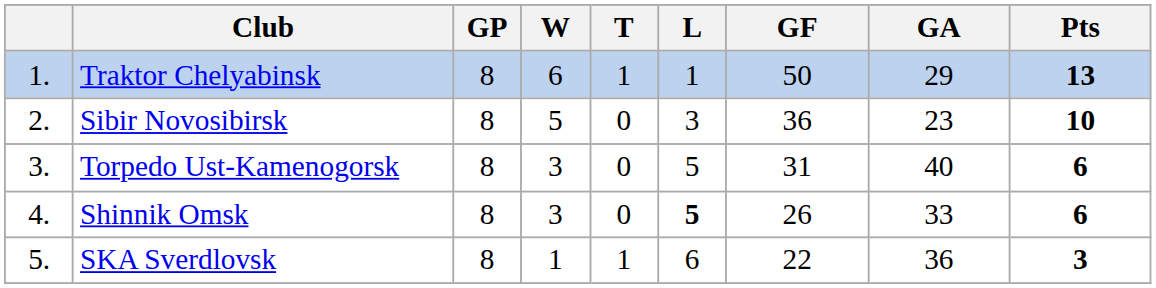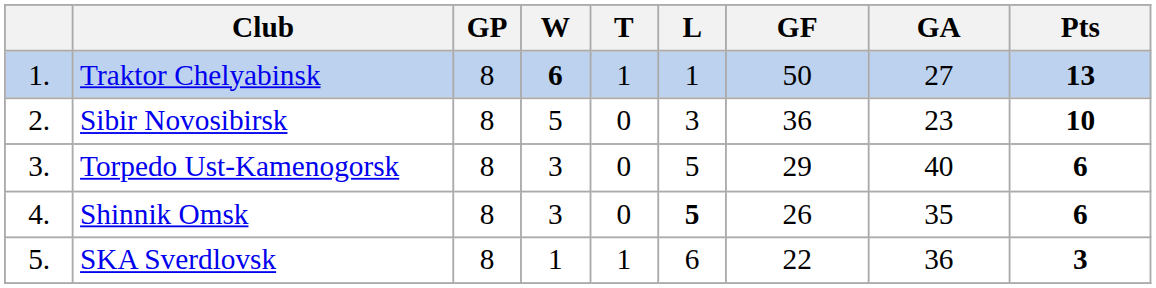(555, 74) normal -> (555, 74) bold
(939, 74) 29 -> (939, 74) 27
(797, 167) 31 -> (797, 167) 29
(939, 213) 33 -> (939, 213) 35
